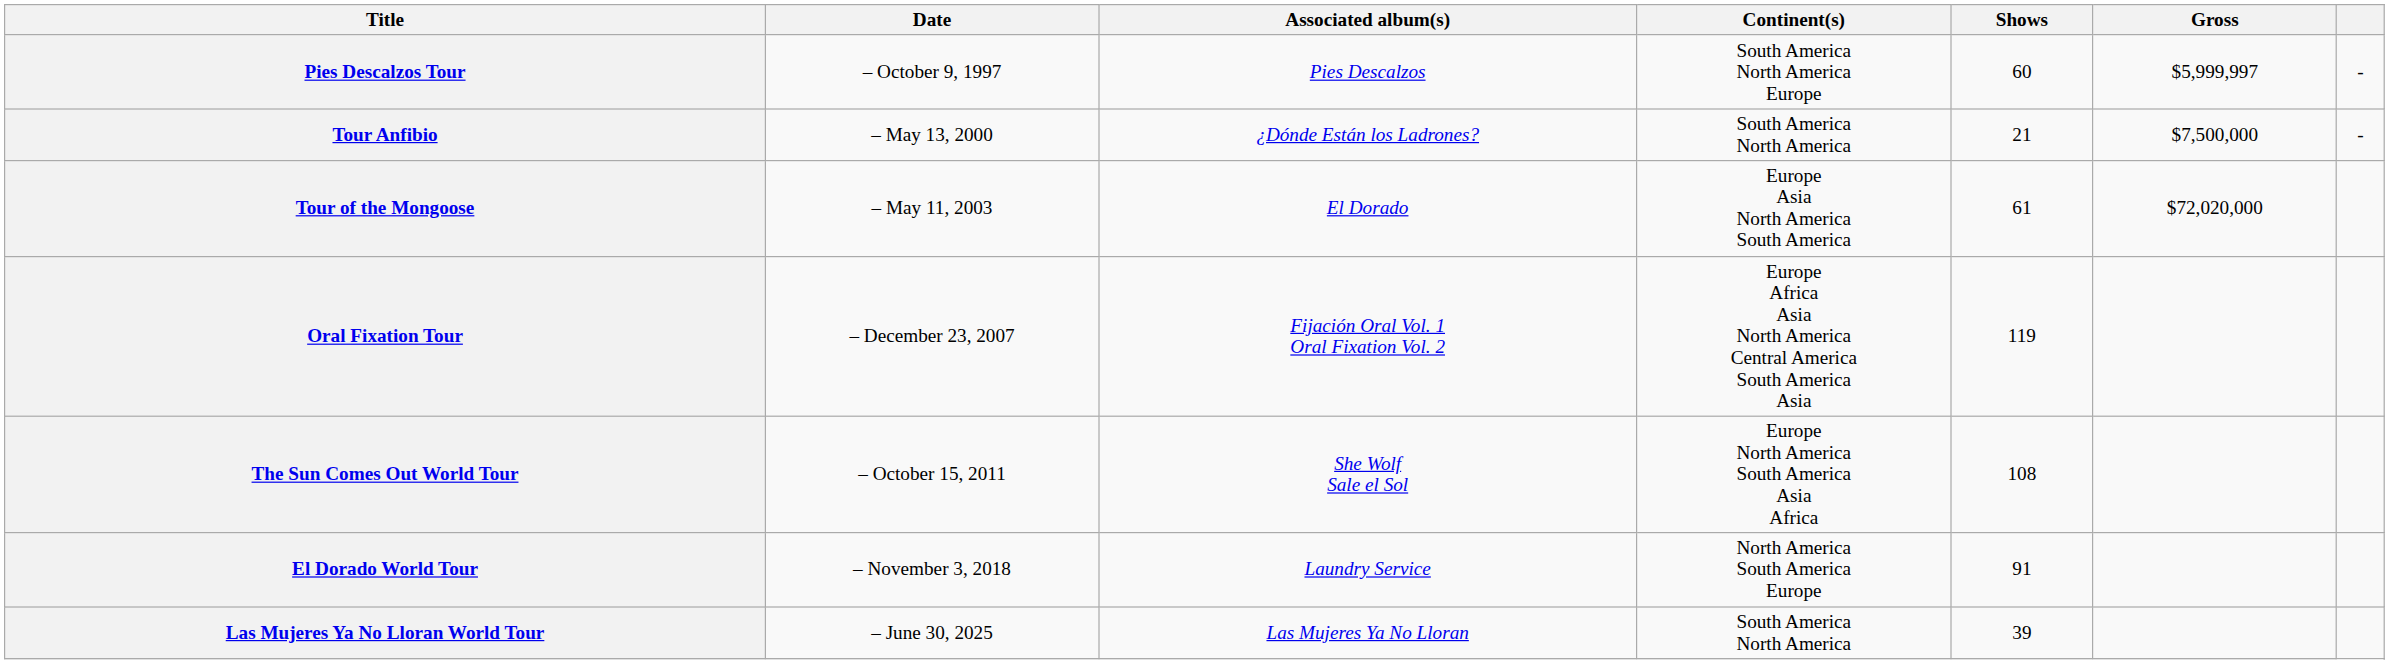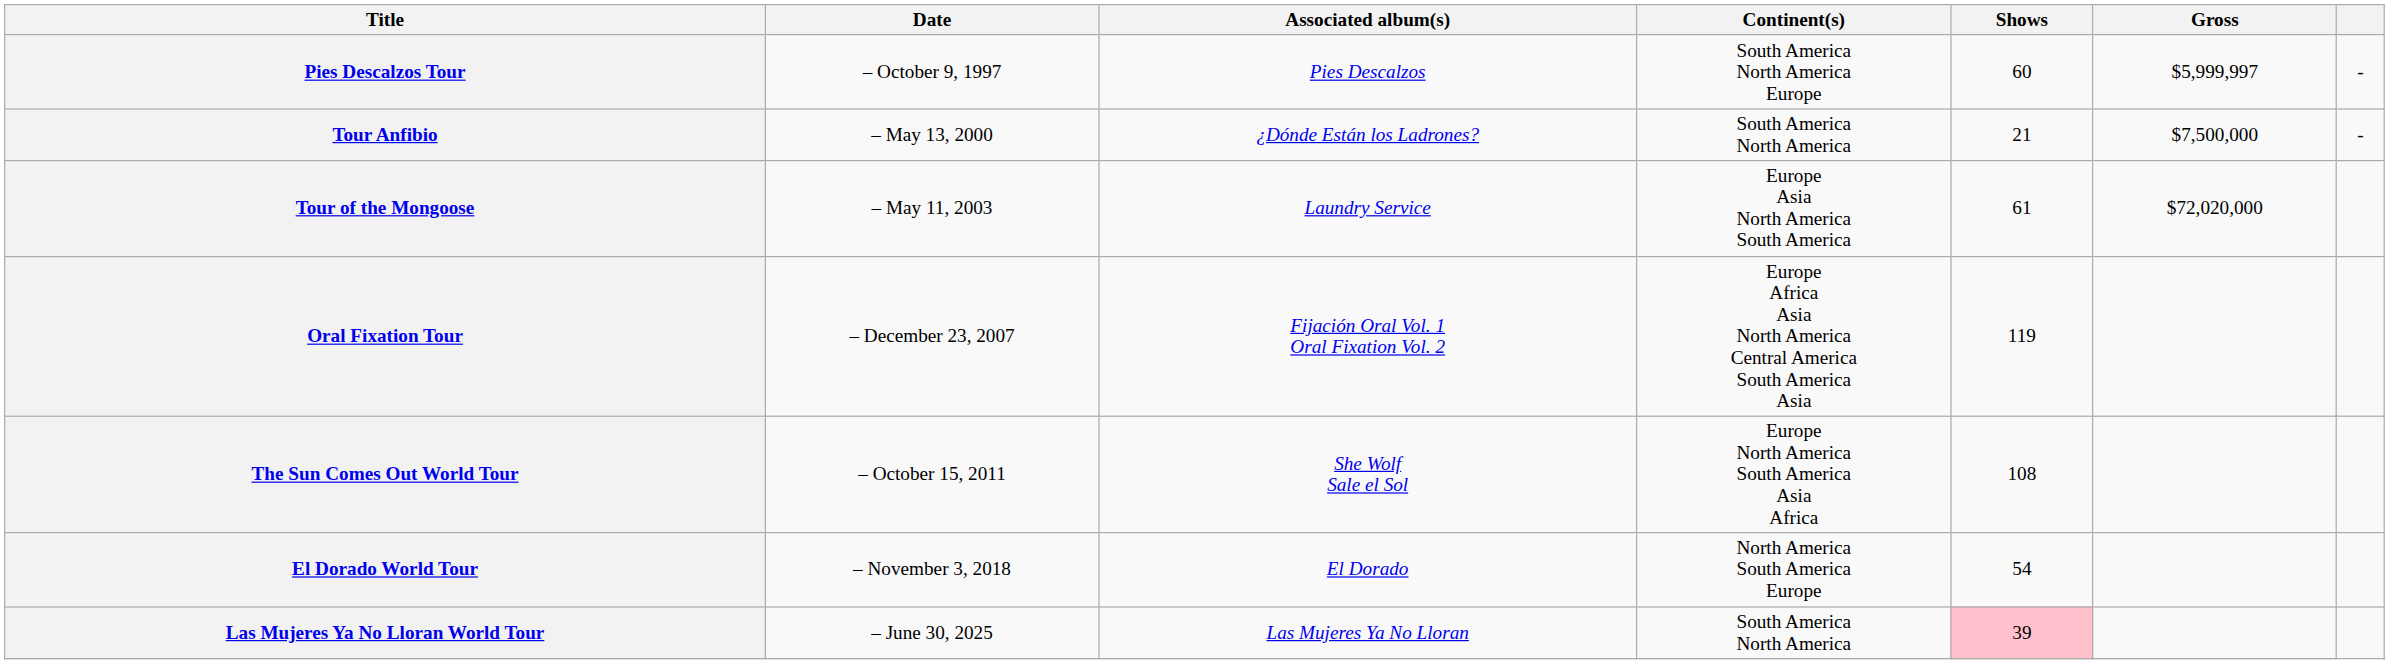(1368, 208) El Dorado -> (1368, 208) Laundry Service
(1368, 569) Laundry Service -> (1368, 569) El Dorado
(2022, 569) 91 -> (2022, 569) 54
(2022, 632) no background -> (2022, 632) pink background
